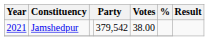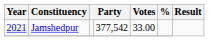(112, 28) 379,542 -> (112, 28) 377,542
(144, 28) 38.00 -> (144, 28) 33.00
